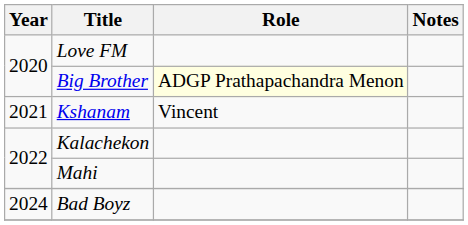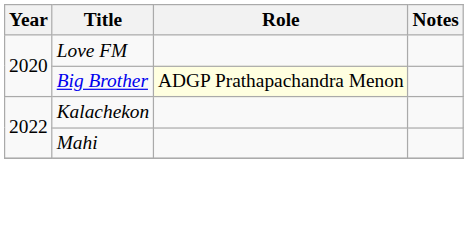- row: (93, 111)
- row: (94, 204)
